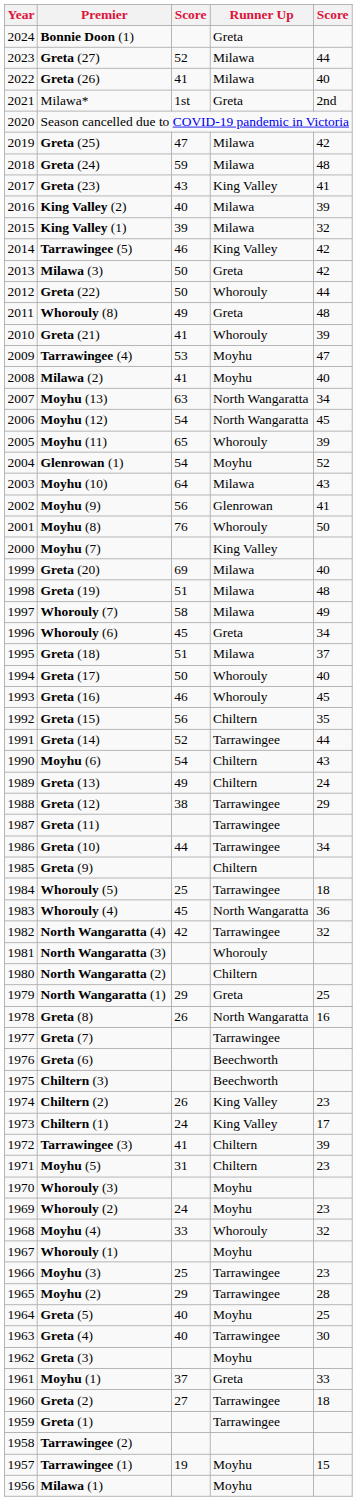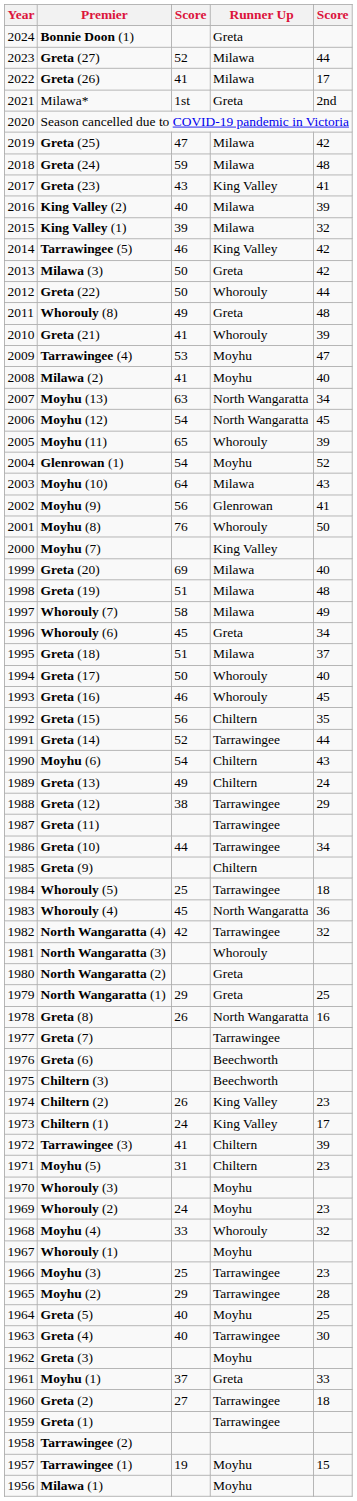(323, 79) 40 -> (323, 79) 17
(235, 974) Chiltern -> (228, 974) Greta
